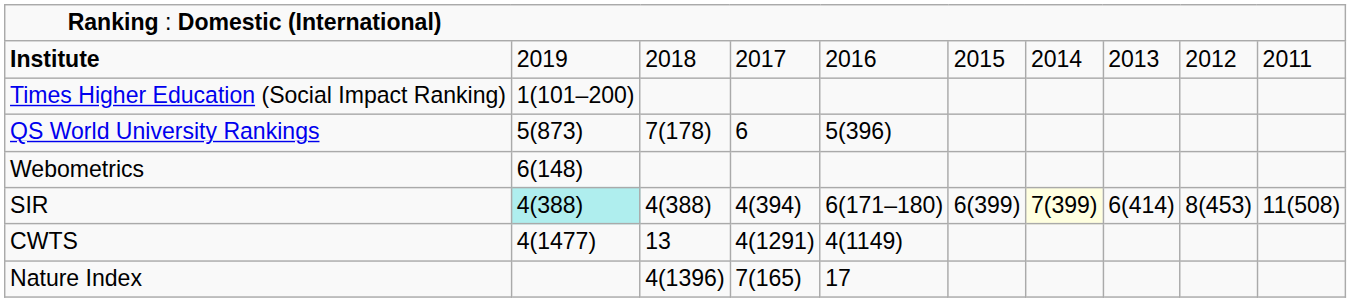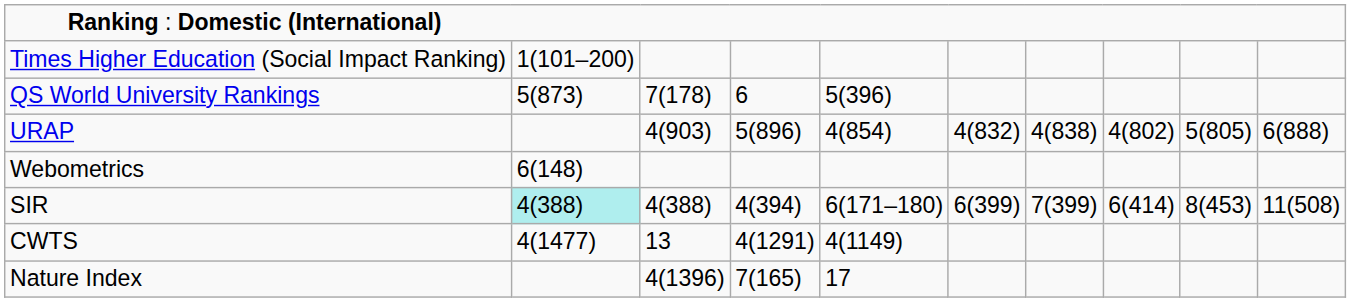- row: (55, 59)
+ row: (42, 132)
(1064, 205) lightyellow background -> (1064, 205) no background
